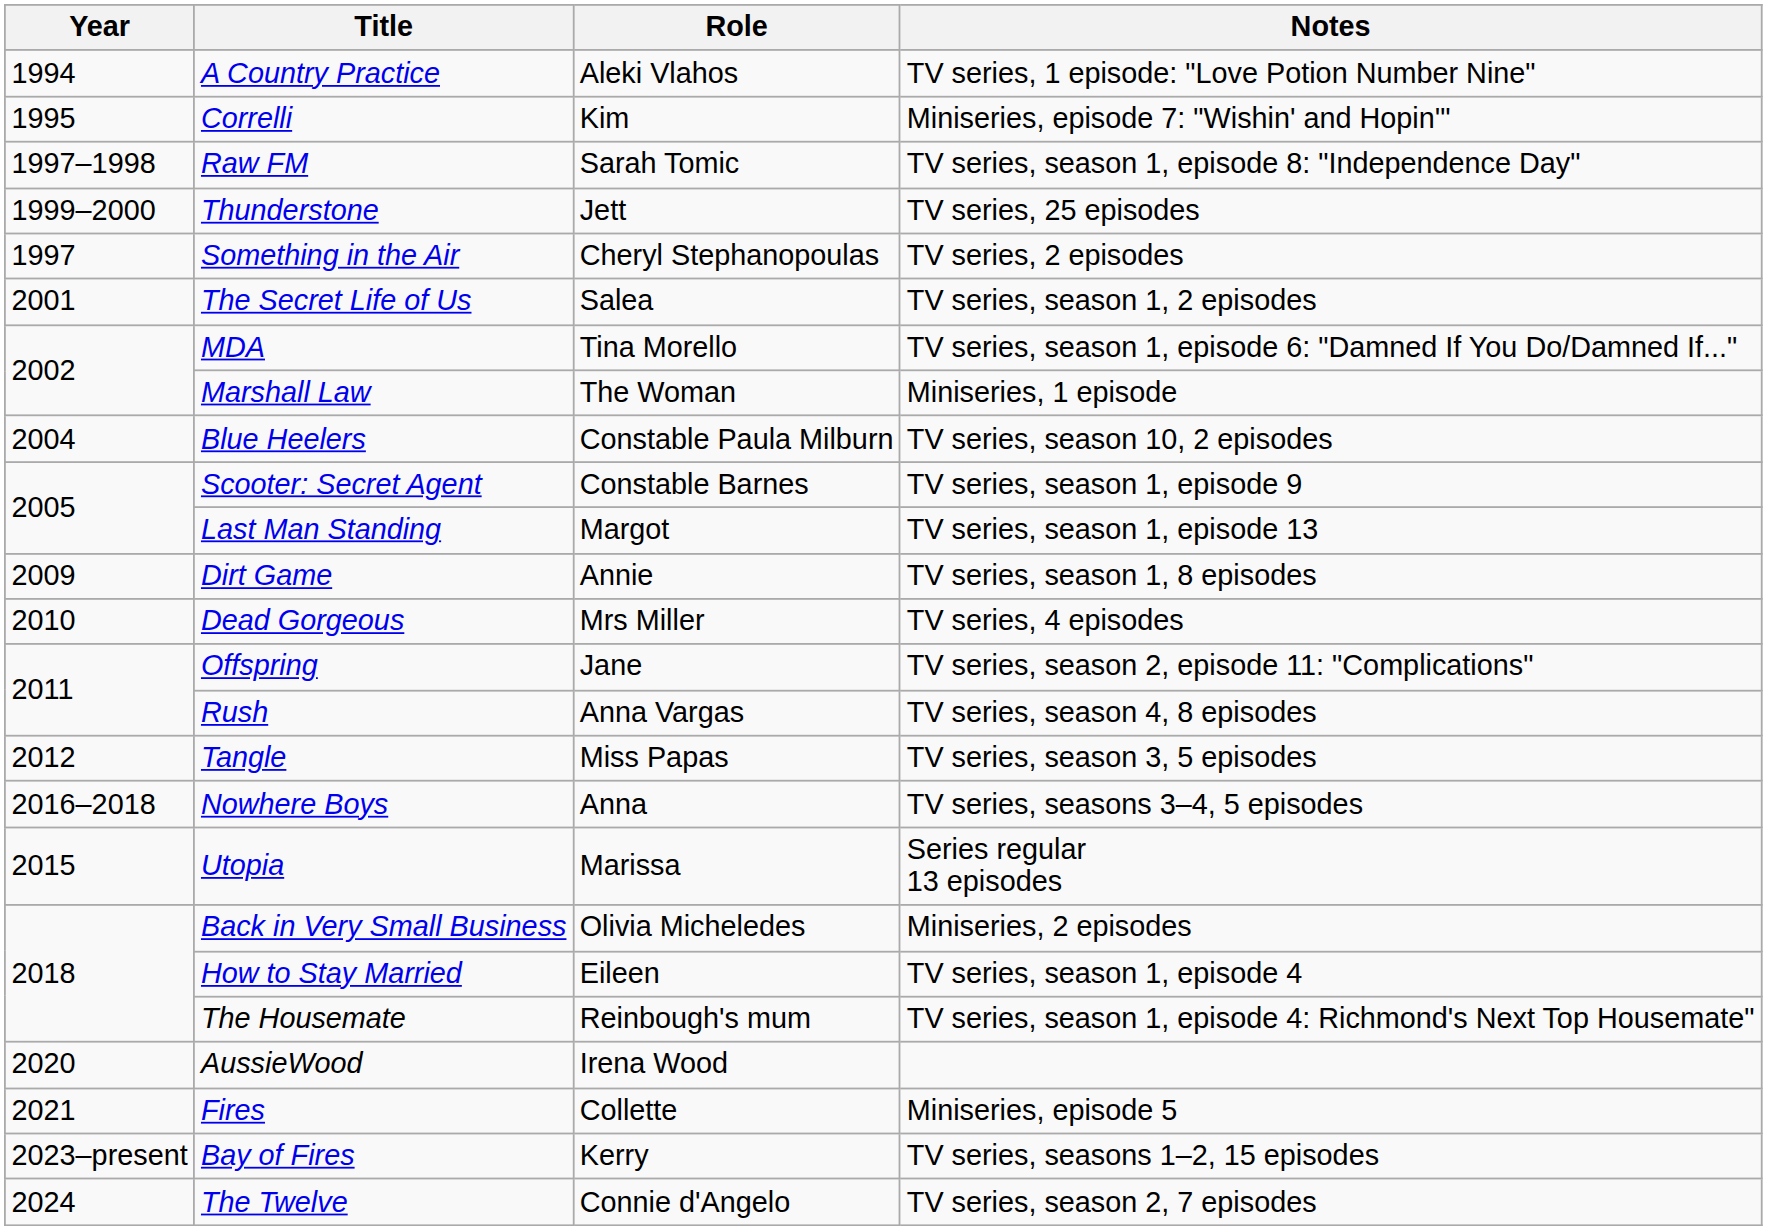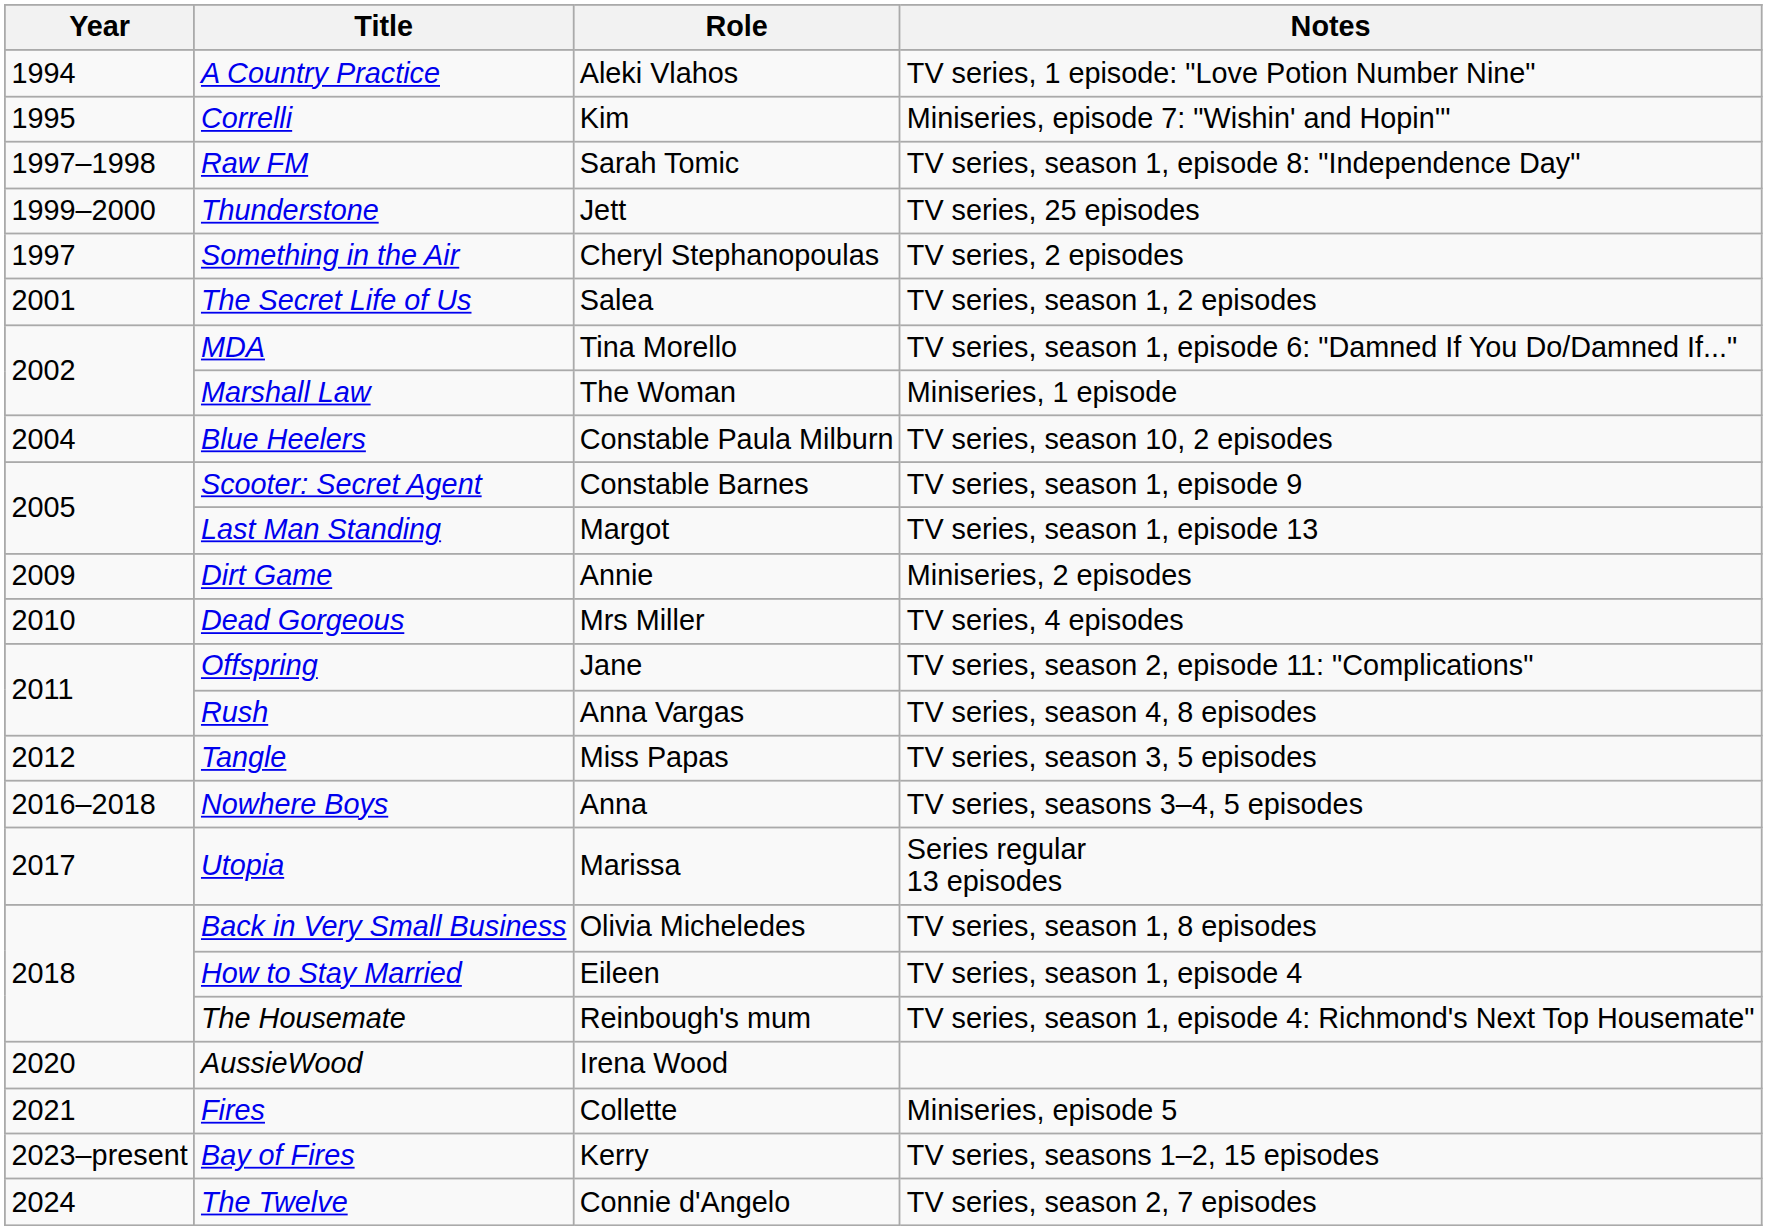(1112, 575) TV series, season 1, 8 episodes -> (1049, 575) Miniseries, 2 episodes
(44, 865) 2015 -> (44, 865) 2017
(1049, 927) Miniseries, 2 episodes -> (1112, 927) TV series, season 1, 8 episodes
